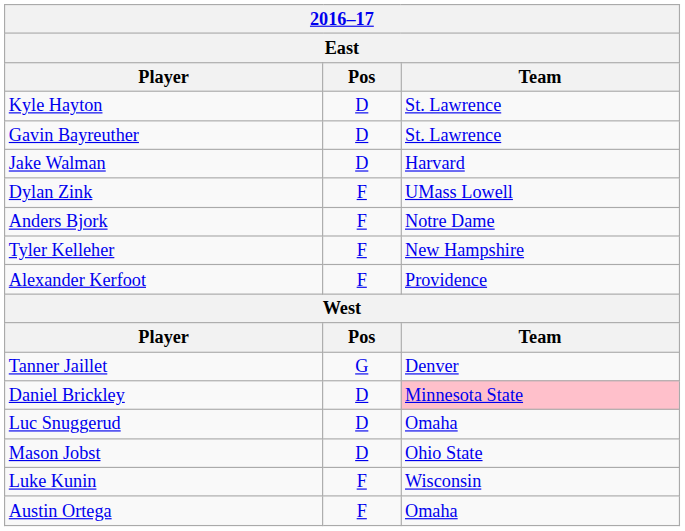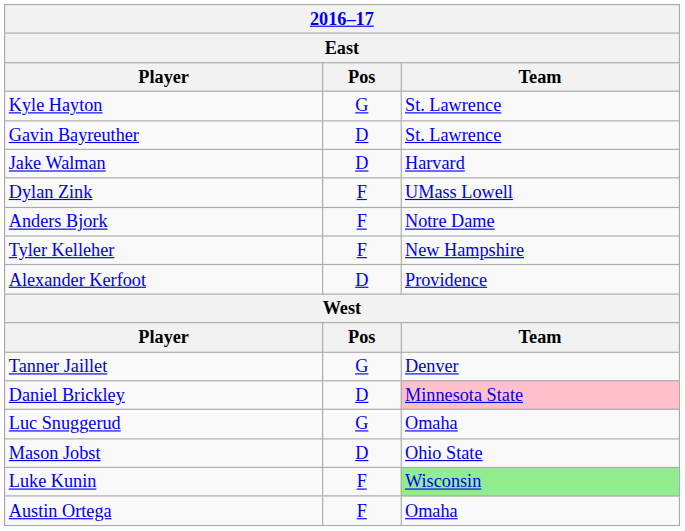(362, 105) D -> (362, 105) G
(362, 279) F -> (362, 279) D
(362, 423) D -> (362, 423) G
(443, 481) no background -> (443, 481) lightgreen background
